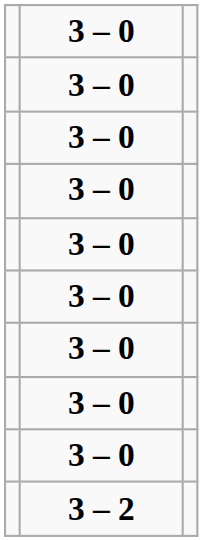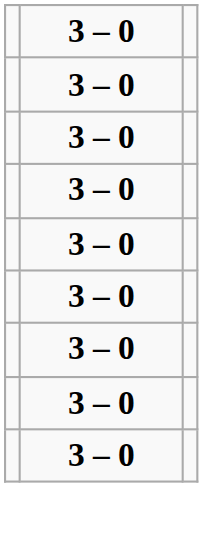- row: (13, 509)
